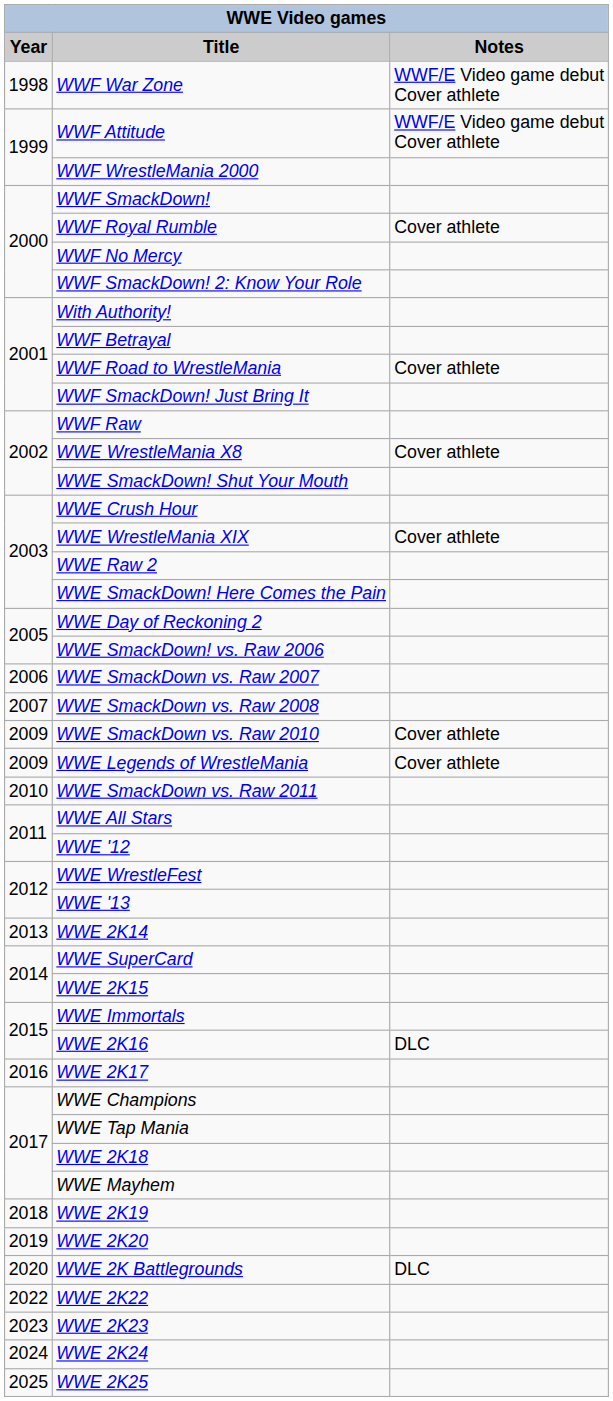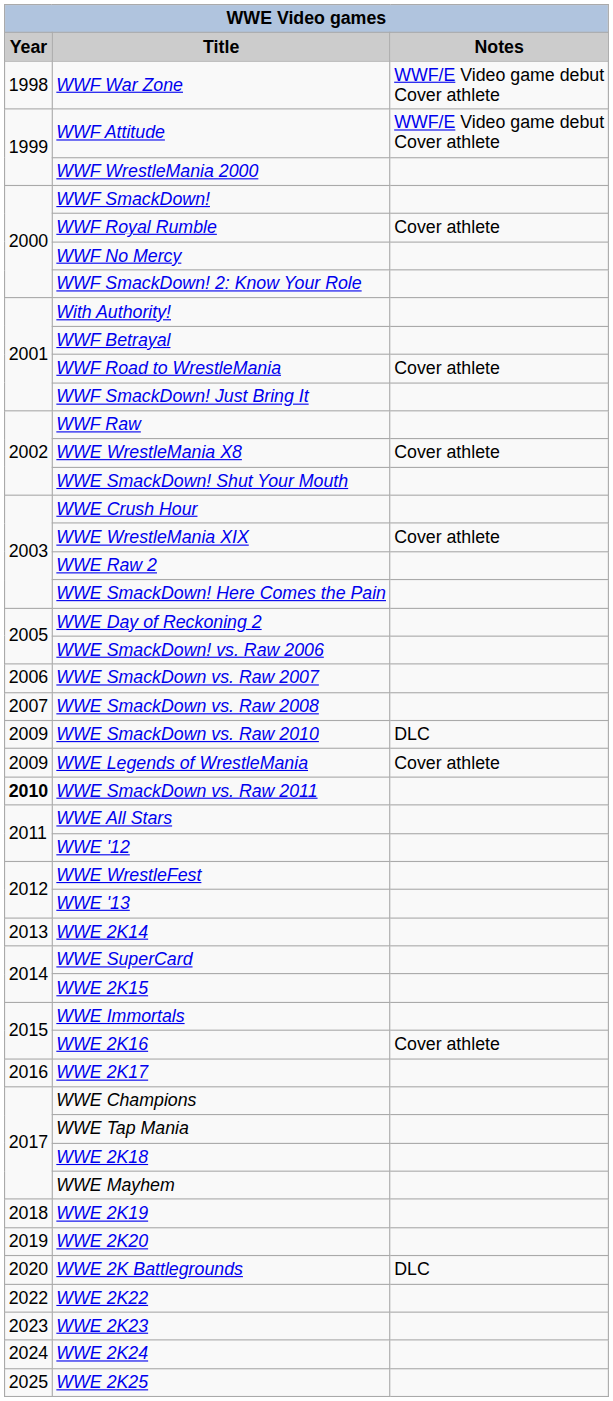(447, 734) Cover athlete -> (412, 734) DLC
(28, 790) normal -> (28, 790) bold
(412, 1044) DLC -> (447, 1044) Cover athlete
